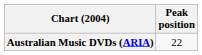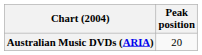(177, 42) 22 -> (177, 42) 20
